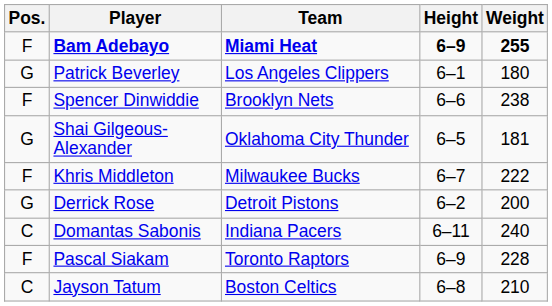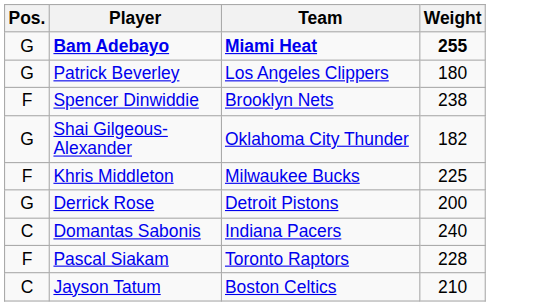- column: (451, 18)
(27, 45) F -> (27, 45) G
(515, 138) 181 -> (453, 138) 182
(515, 176) 222 -> (453, 176) 225
